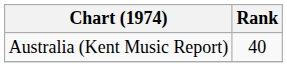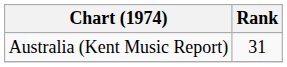(257, 47) 40 -> (257, 47) 31
